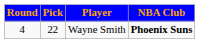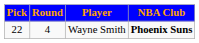columns swapped: (22, 13) <-> (53, 13)
